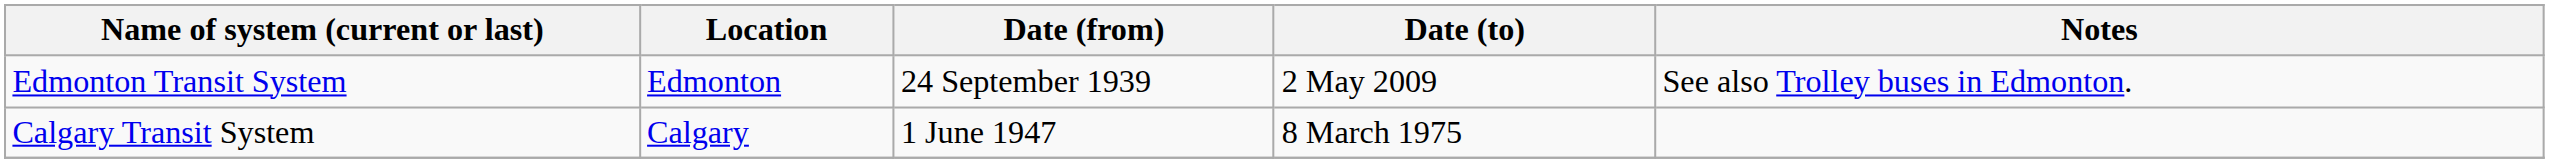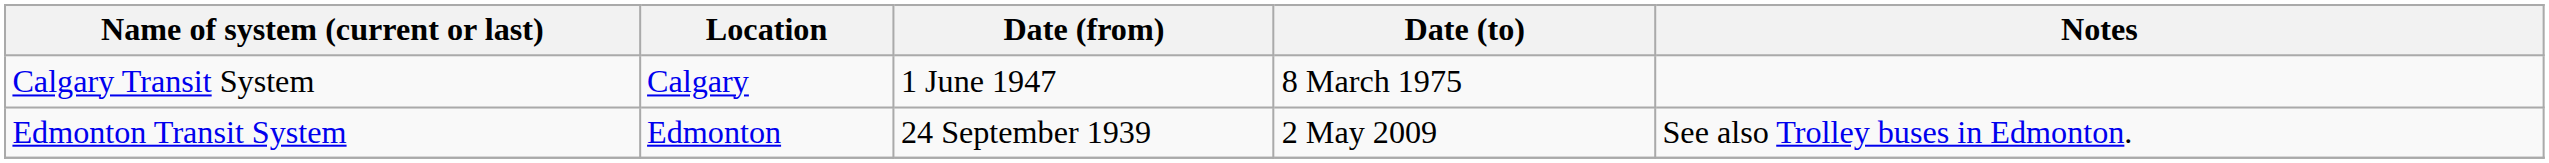rows swapped: (163, 132) <-> (179, 81)
